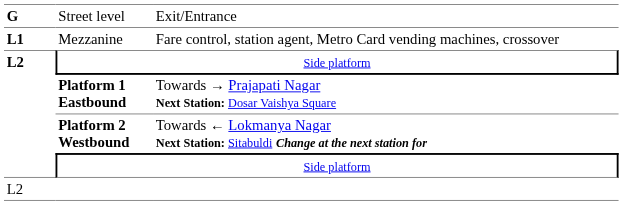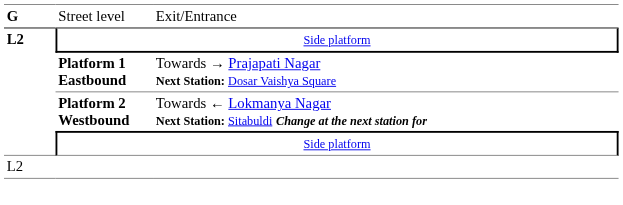- row: (91, 38)
